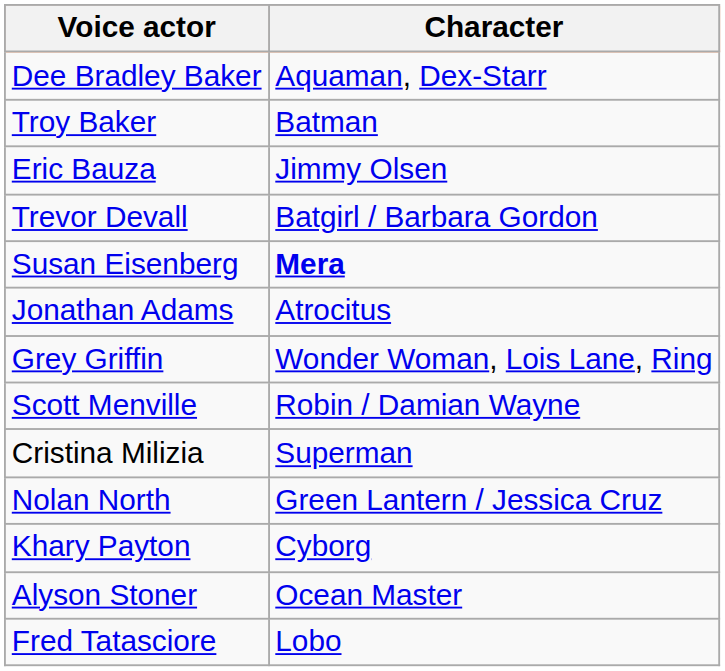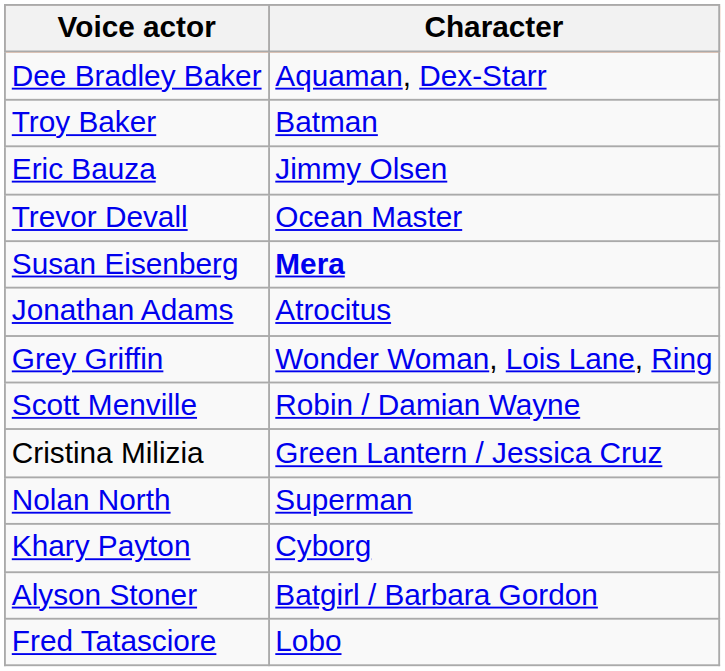(437, 216) Batgirl / Barbara Gordon -> (369, 216) Ocean Master
(344, 452) Superman -> (469, 452) Green Lantern / Jessica Cruz
(469, 500) Green Lantern / Jessica Cruz -> (344, 500) Superman
(369, 594) Ocean Master -> (437, 594) Batgirl / Barbara Gordon
